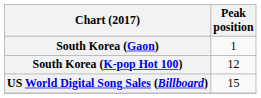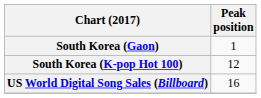(233, 83) 15 -> (233, 83) 16
